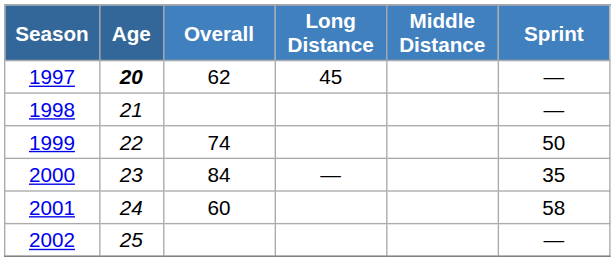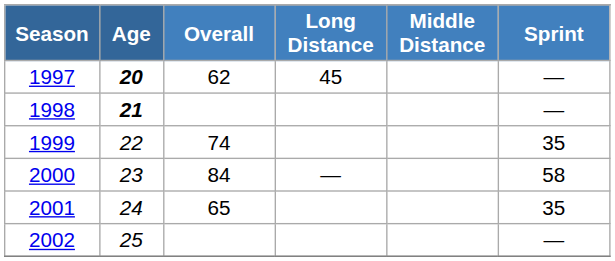(131, 110) normal -> (131, 110) bold
(554, 143) 50 -> (554, 143) 35
(554, 175) 35 -> (554, 175) 58
(219, 208) 60 -> (219, 208) 65
(554, 208) 58 -> (554, 208) 35
